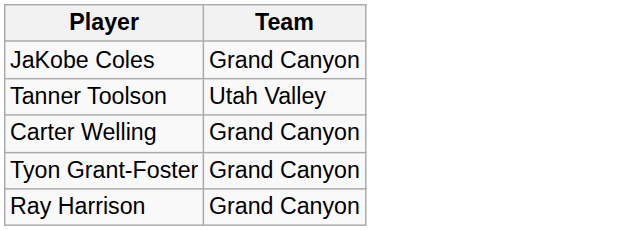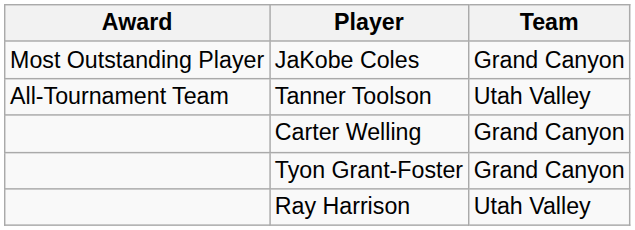+ column: (137, 22)
(284, 206) Grand Canyon -> (532, 206) Utah Valley
